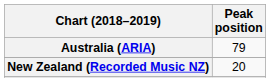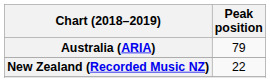(239, 67) 20 -> (239, 67) 22
